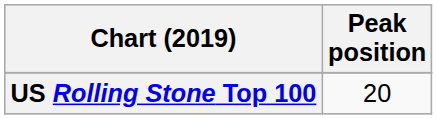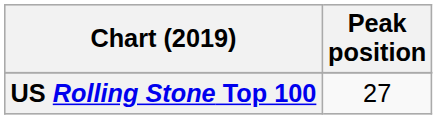(377, 93) 20 -> (377, 93) 27
